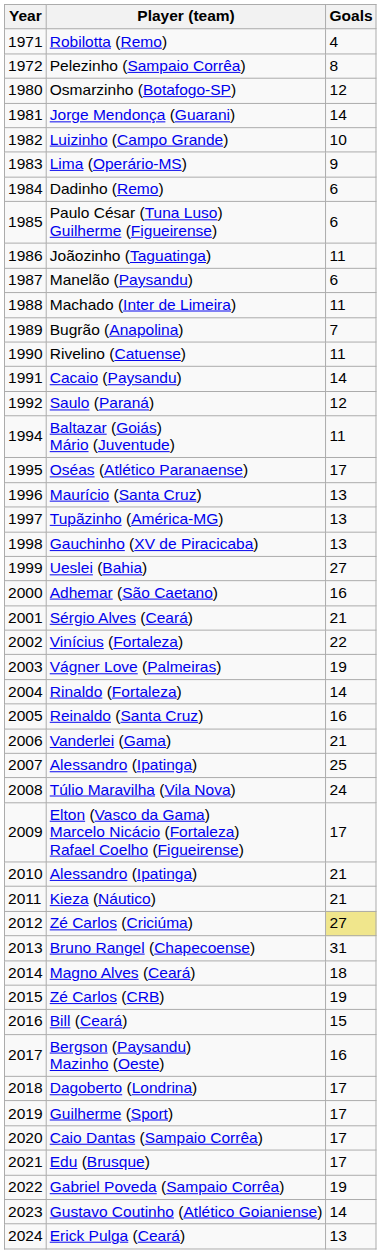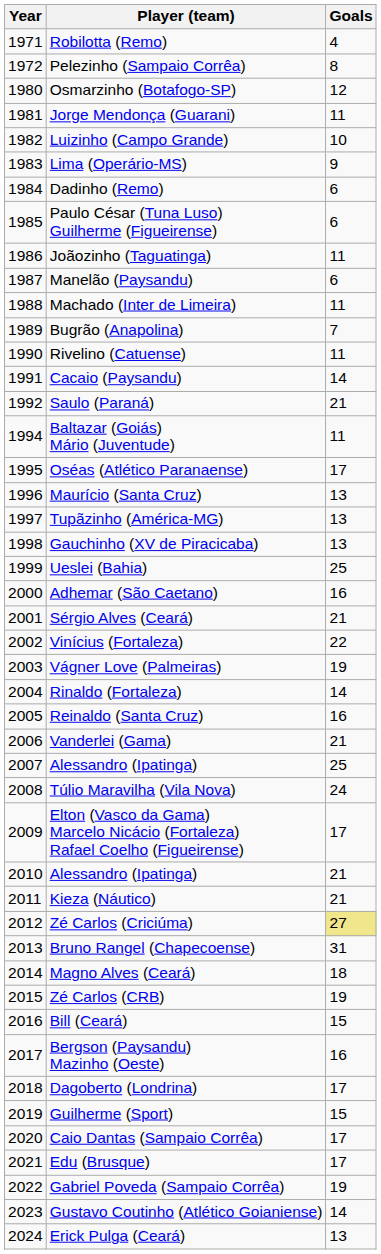(338, 115) 14 -> (338, 115) 11
(338, 403) 12 -> (338, 403) 21
(338, 568) 27 -> (338, 568) 25
(338, 1113) 17 -> (338, 1113) 15
